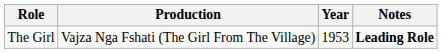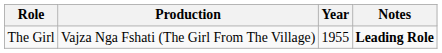(335, 37) 1953 -> (335, 37) 1955
